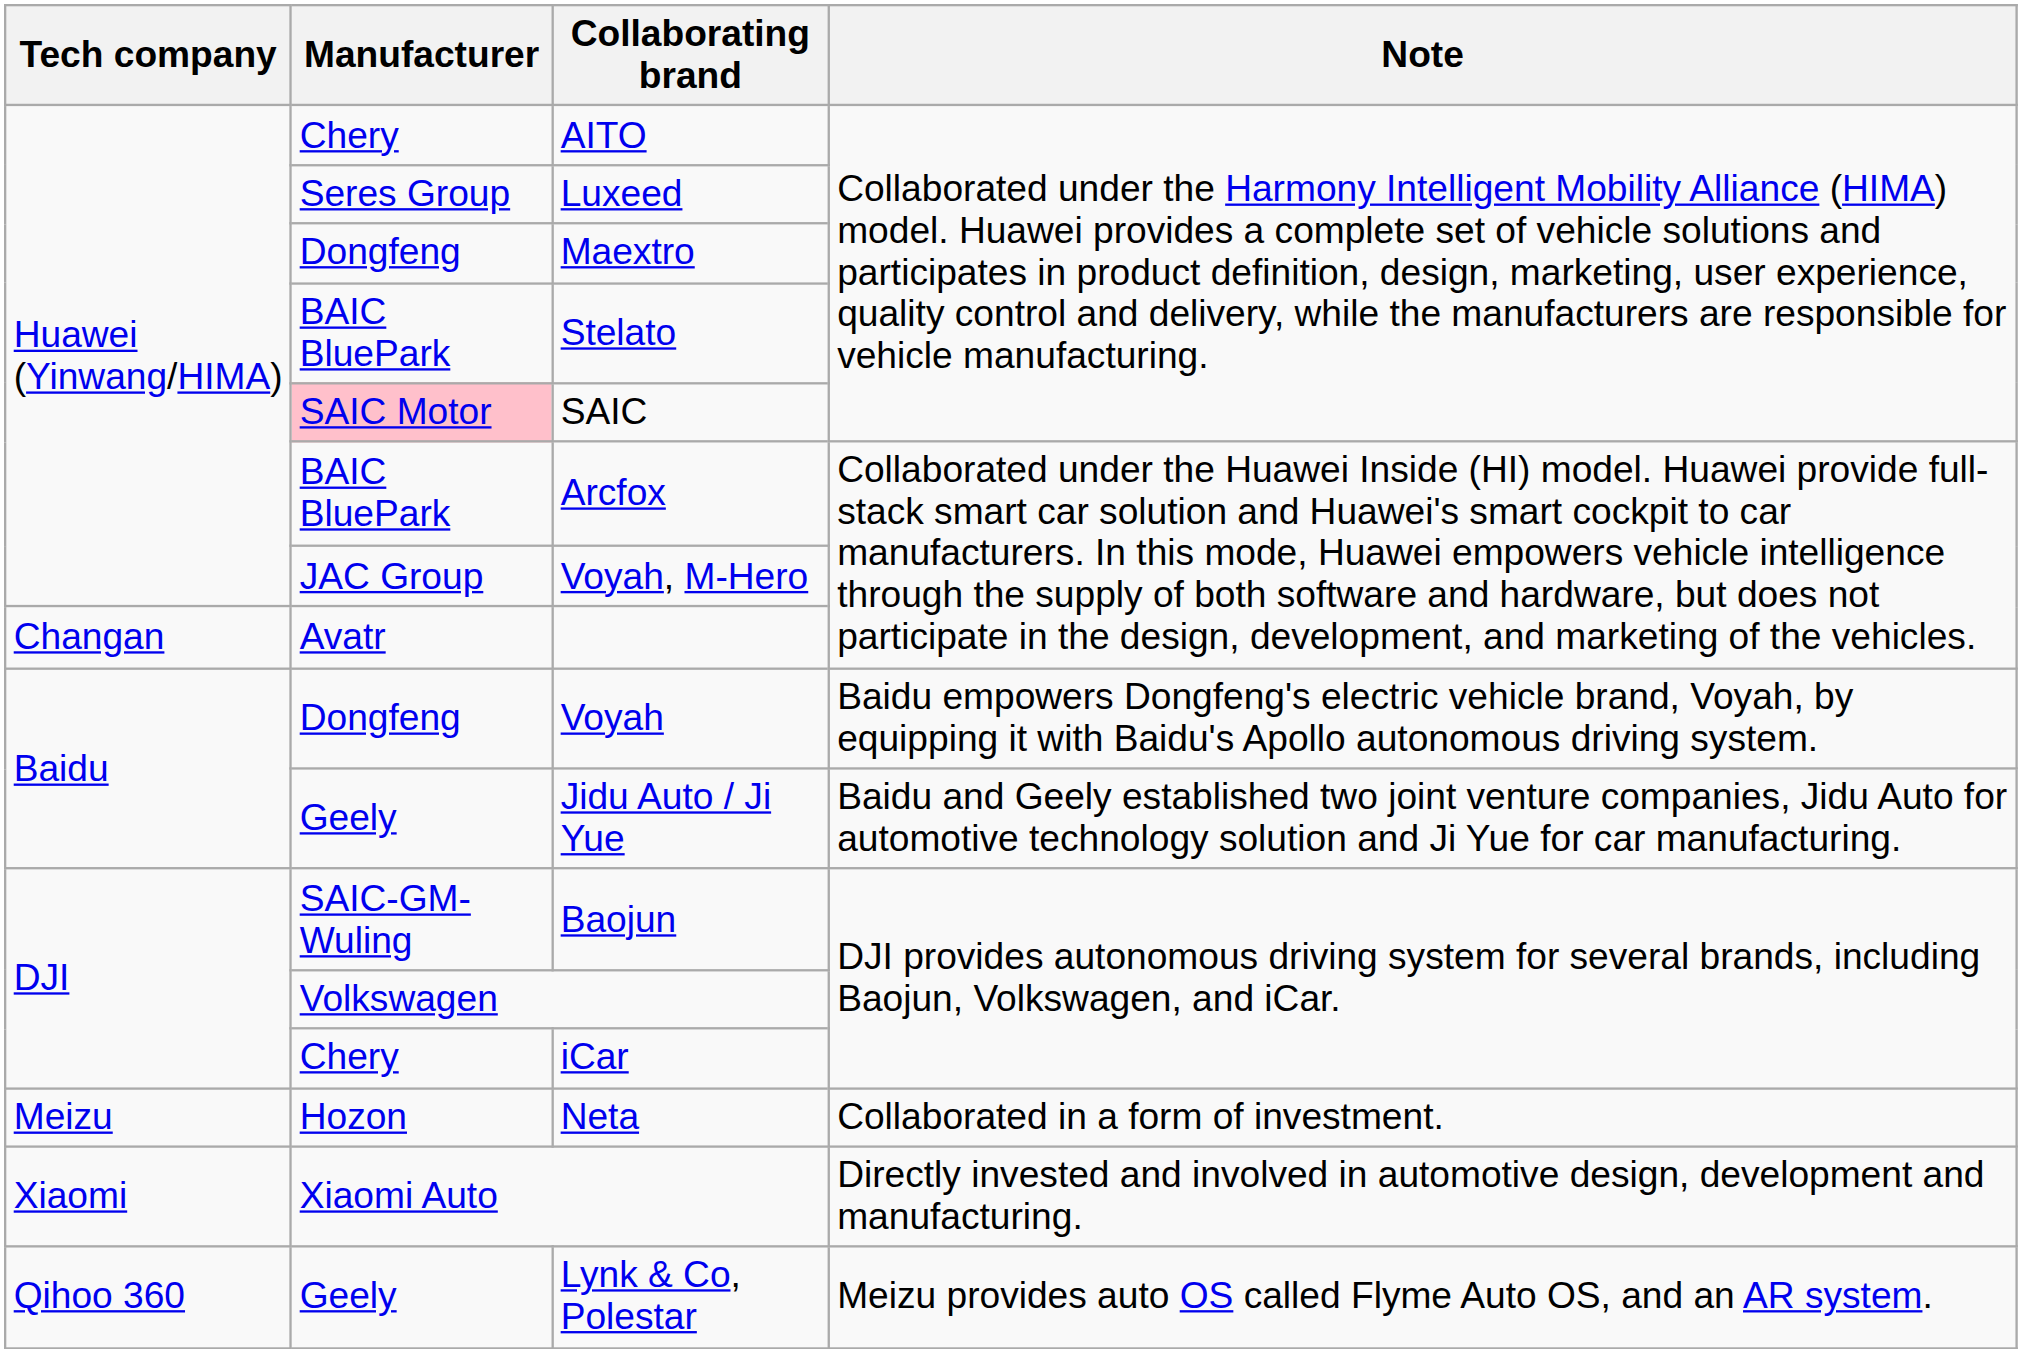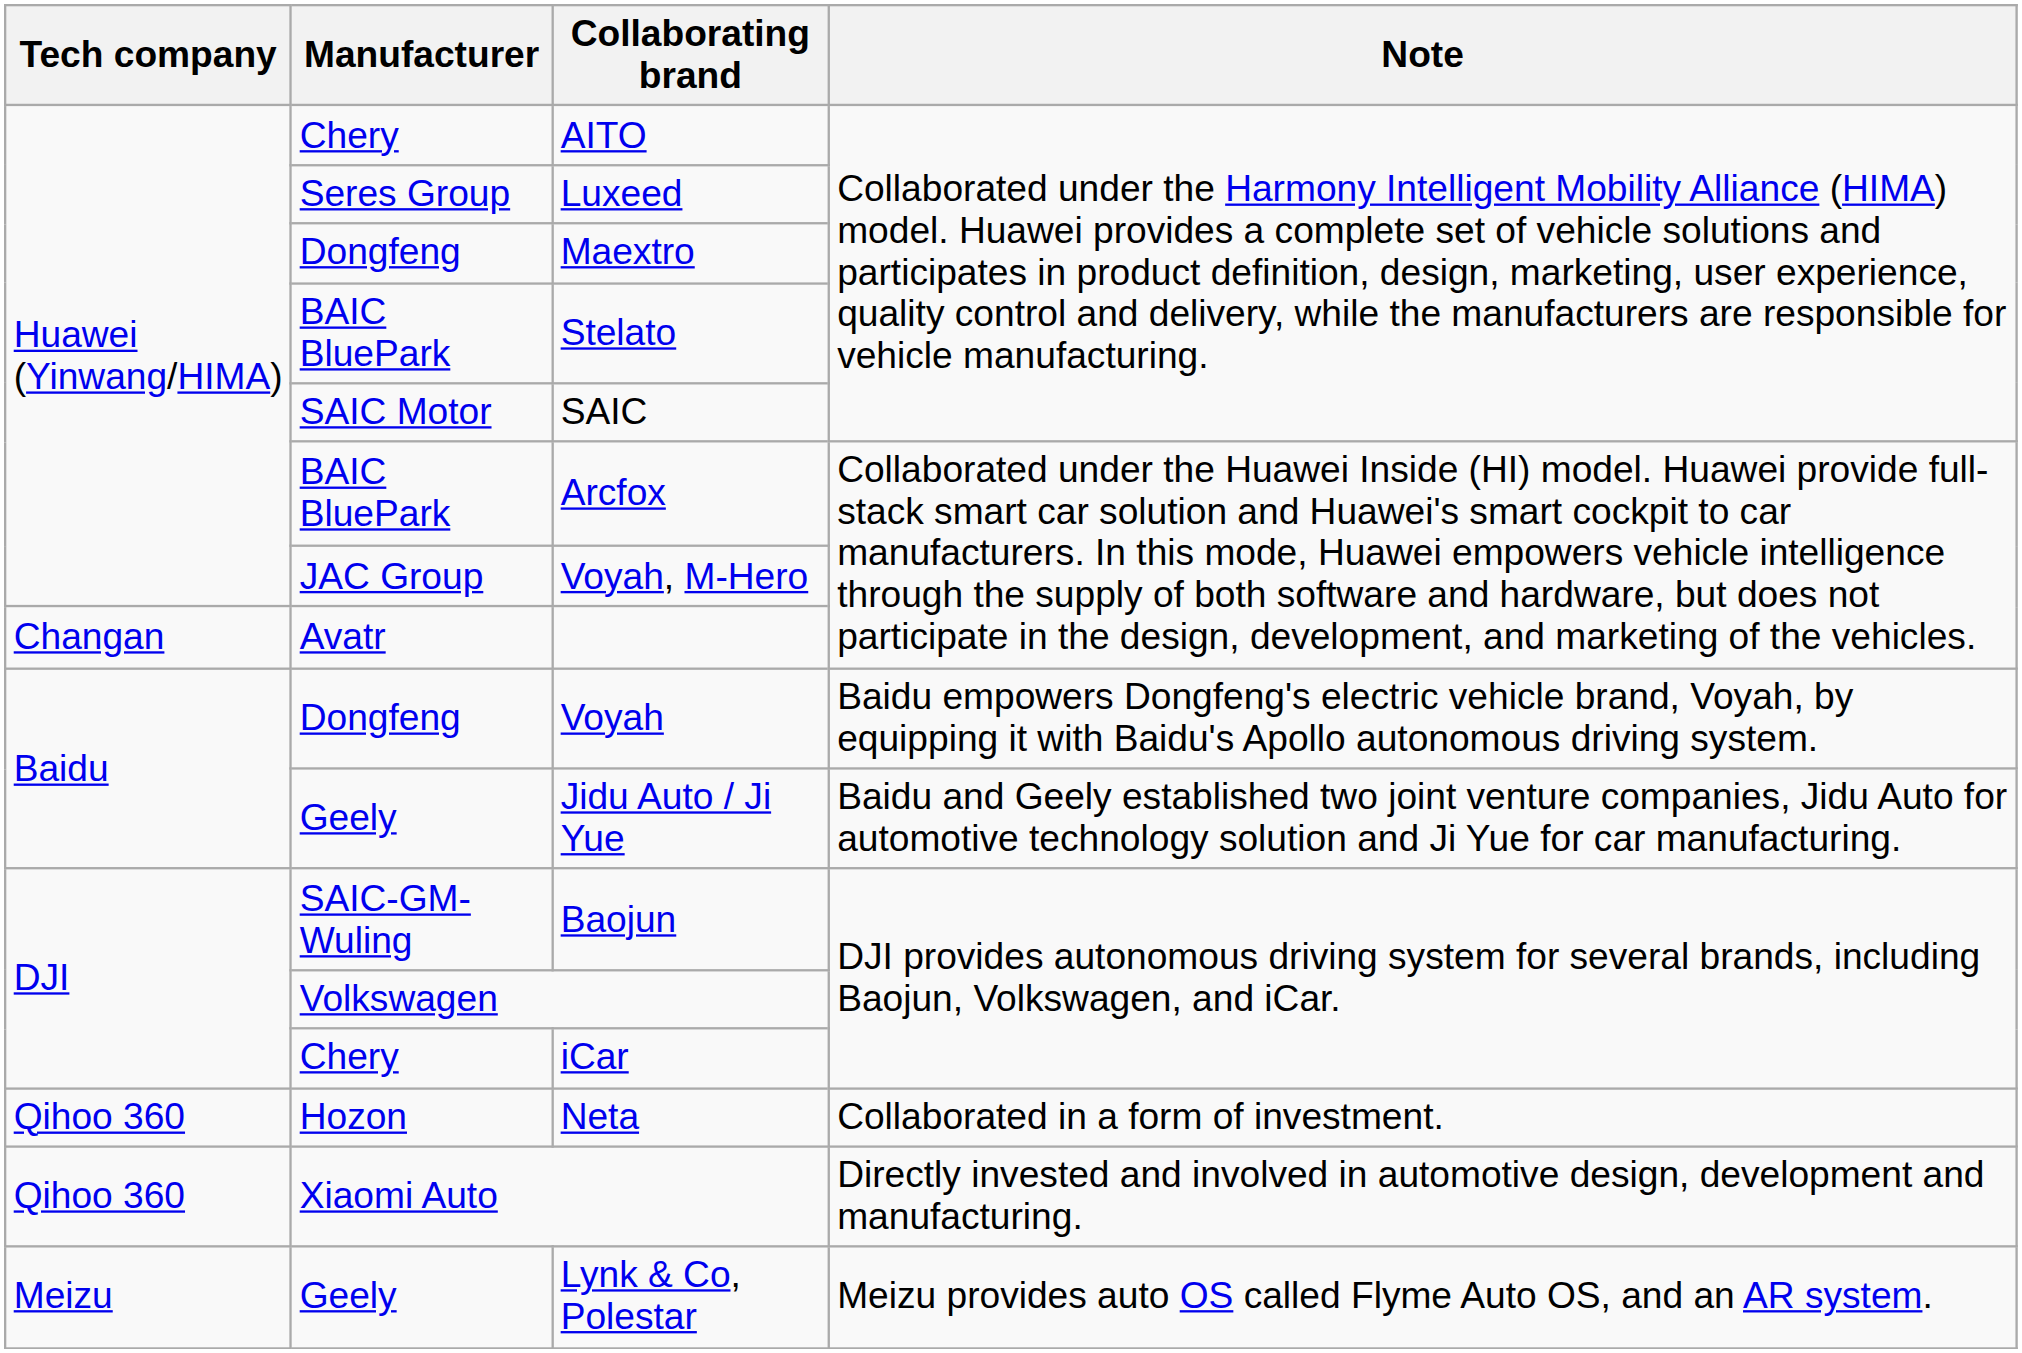(396, 411) pink background -> (396, 411) no background
(63, 1116) Meizu -> (99, 1116) Qihoo 360
(70, 1195) Xiaomi -> (99, 1195) Qihoo 360
(99, 1296) Qihoo 360 -> (63, 1296) Meizu
